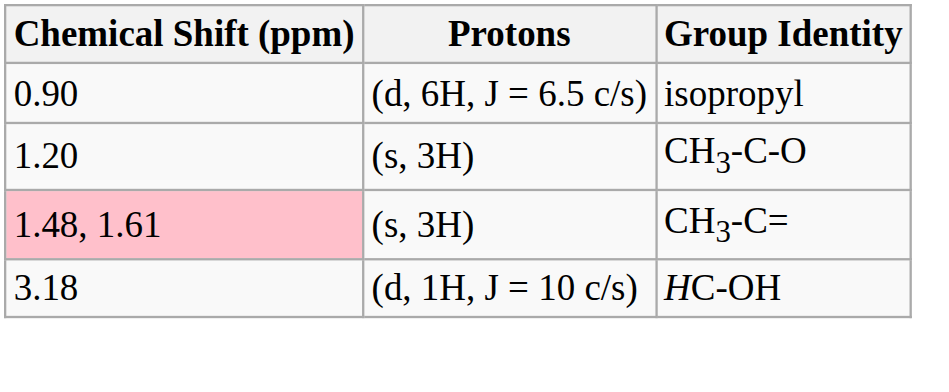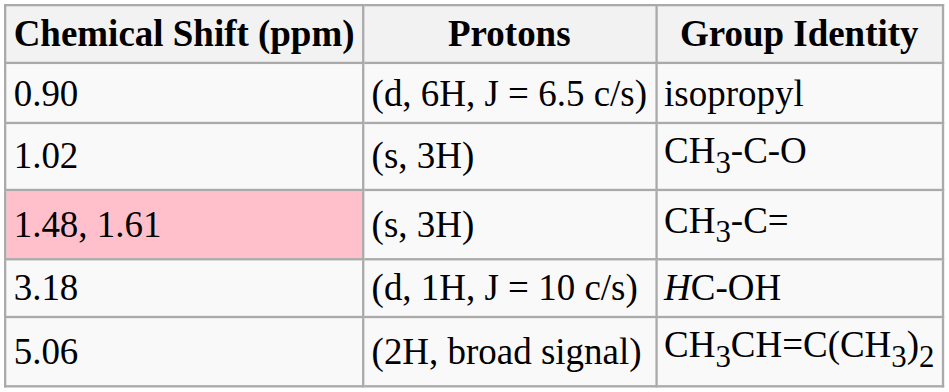(46, 155) 1.20 -> (46, 155) 1.02
+ row: (799, 351)
